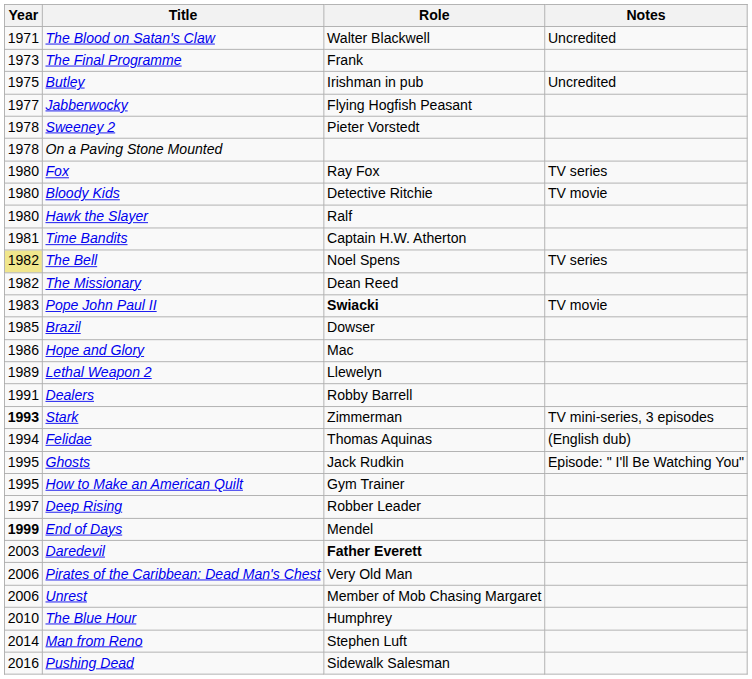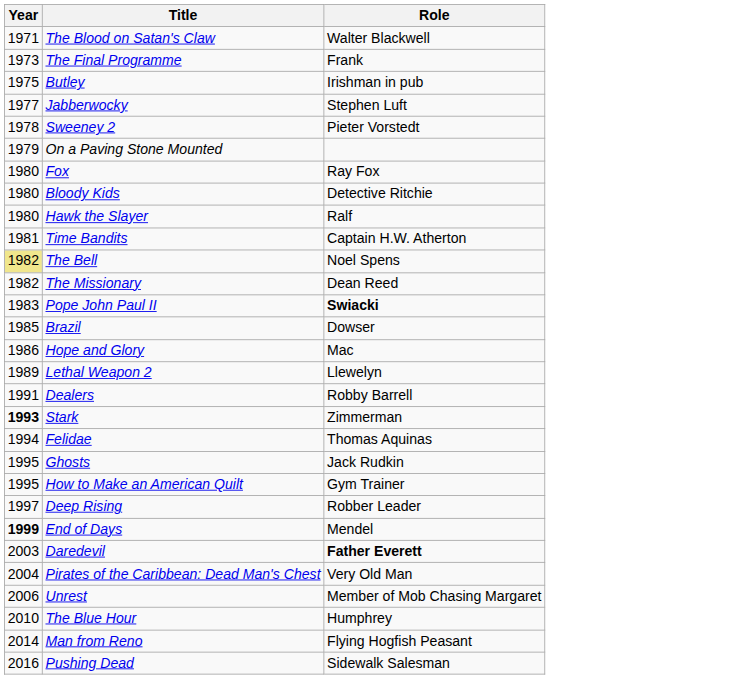- column: (646, 15)
(399, 104) Flying Hogfish Peasant -> (367, 104) Stephen Luft
(23, 149) 1978 -> (23, 149) 1979
(23, 573) 2006 -> (23, 573) 2004
(367, 640) Stephen Luft -> (399, 640) Flying Hogfish Peasant
